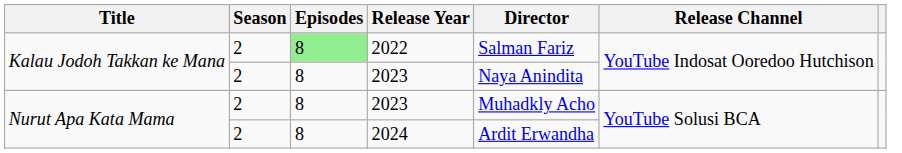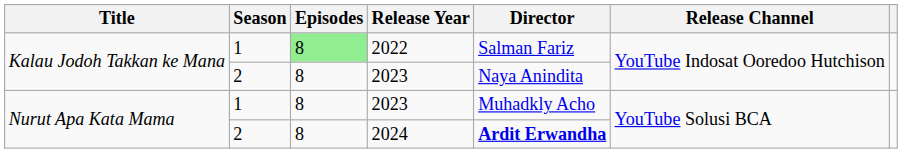(238, 47) 2 -> (238, 47) 1
(238, 104) 2 -> (238, 104) 1
(536, 133) normal -> (542, 133) bold
